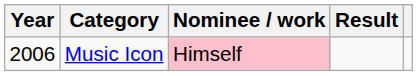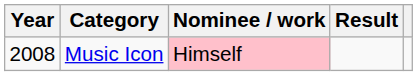(32, 53) 2006 -> (32, 53) 2008
